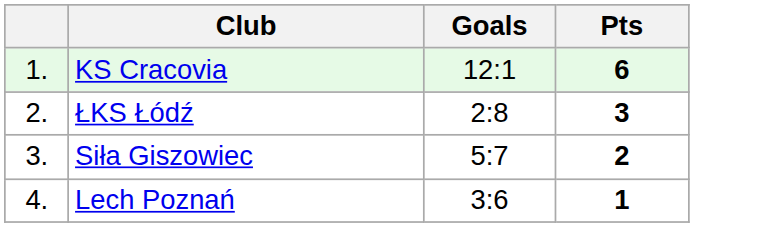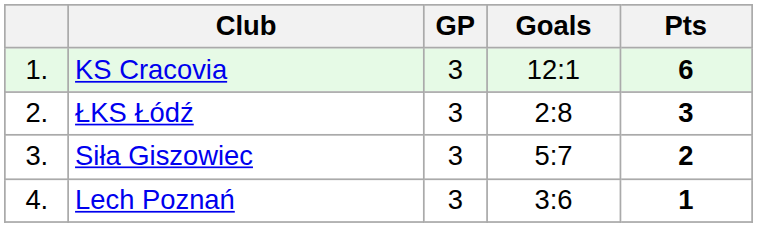+ column: (455, 26)
